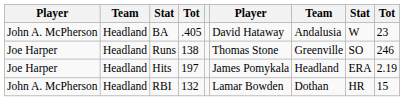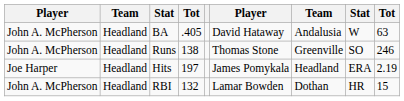(383, 31) 23 -> (383, 31) 63
(32, 50) Joe Harper -> (52, 50) John A. McPherson
